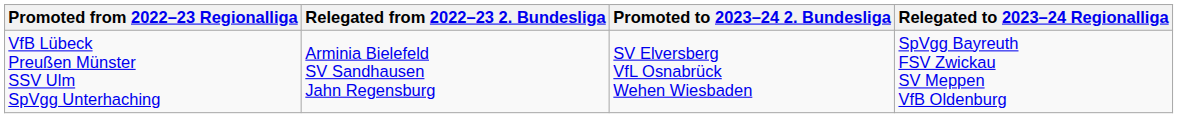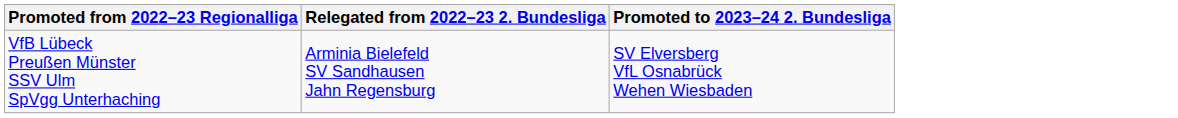- column: (1034, 17)
